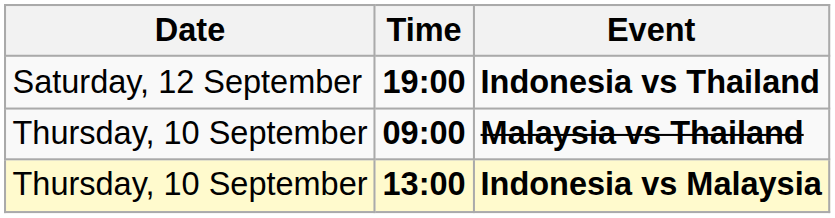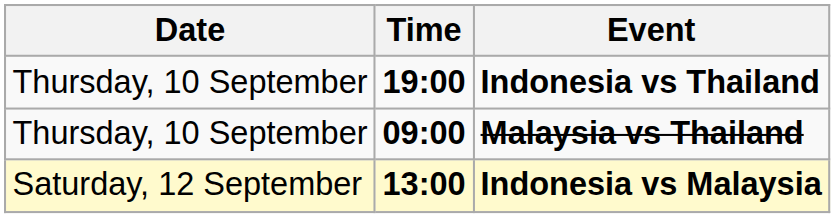(187, 81) Saturday, 12 September -> (190, 81) Thursday, 10 September
(190, 184) Thursday, 10 September -> (187, 184) Saturday, 12 September
